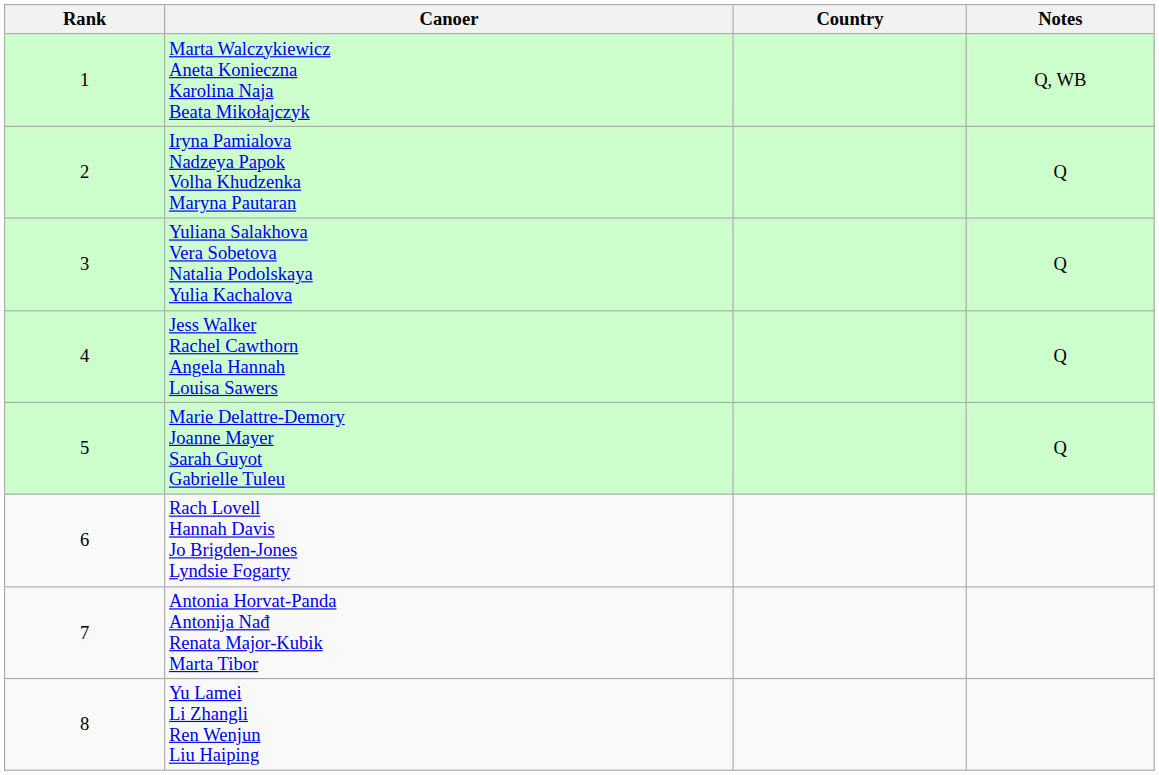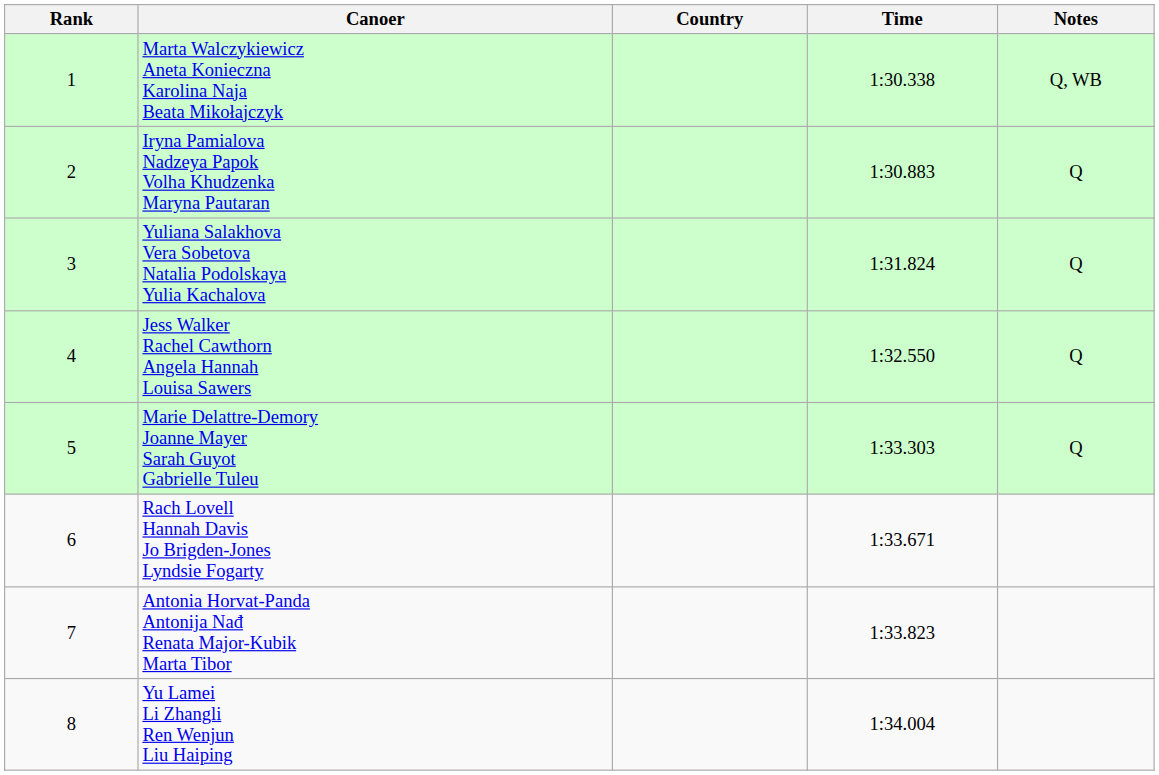+ column: (902, 19)
